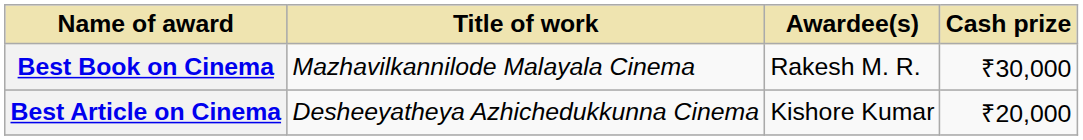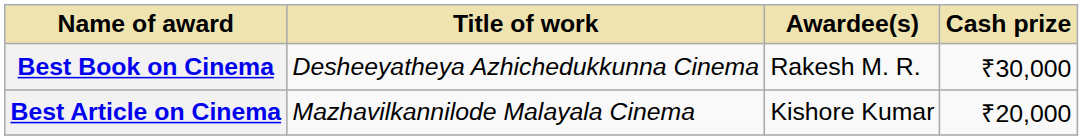(494, 66) Mazhavilkannilode Malayala Cinema -> (526, 66) Desheeyatheya Azhichedukkunna Cinema
(526, 112) Desheeyatheya Azhichedukkunna Cinema -> (494, 112) Mazhavilkannilode Malayala Cinema
